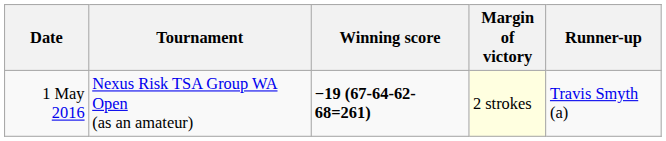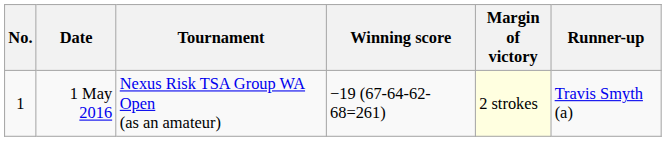+ column: (20, 37)
(365, 103) bold -> (380, 103) normal
